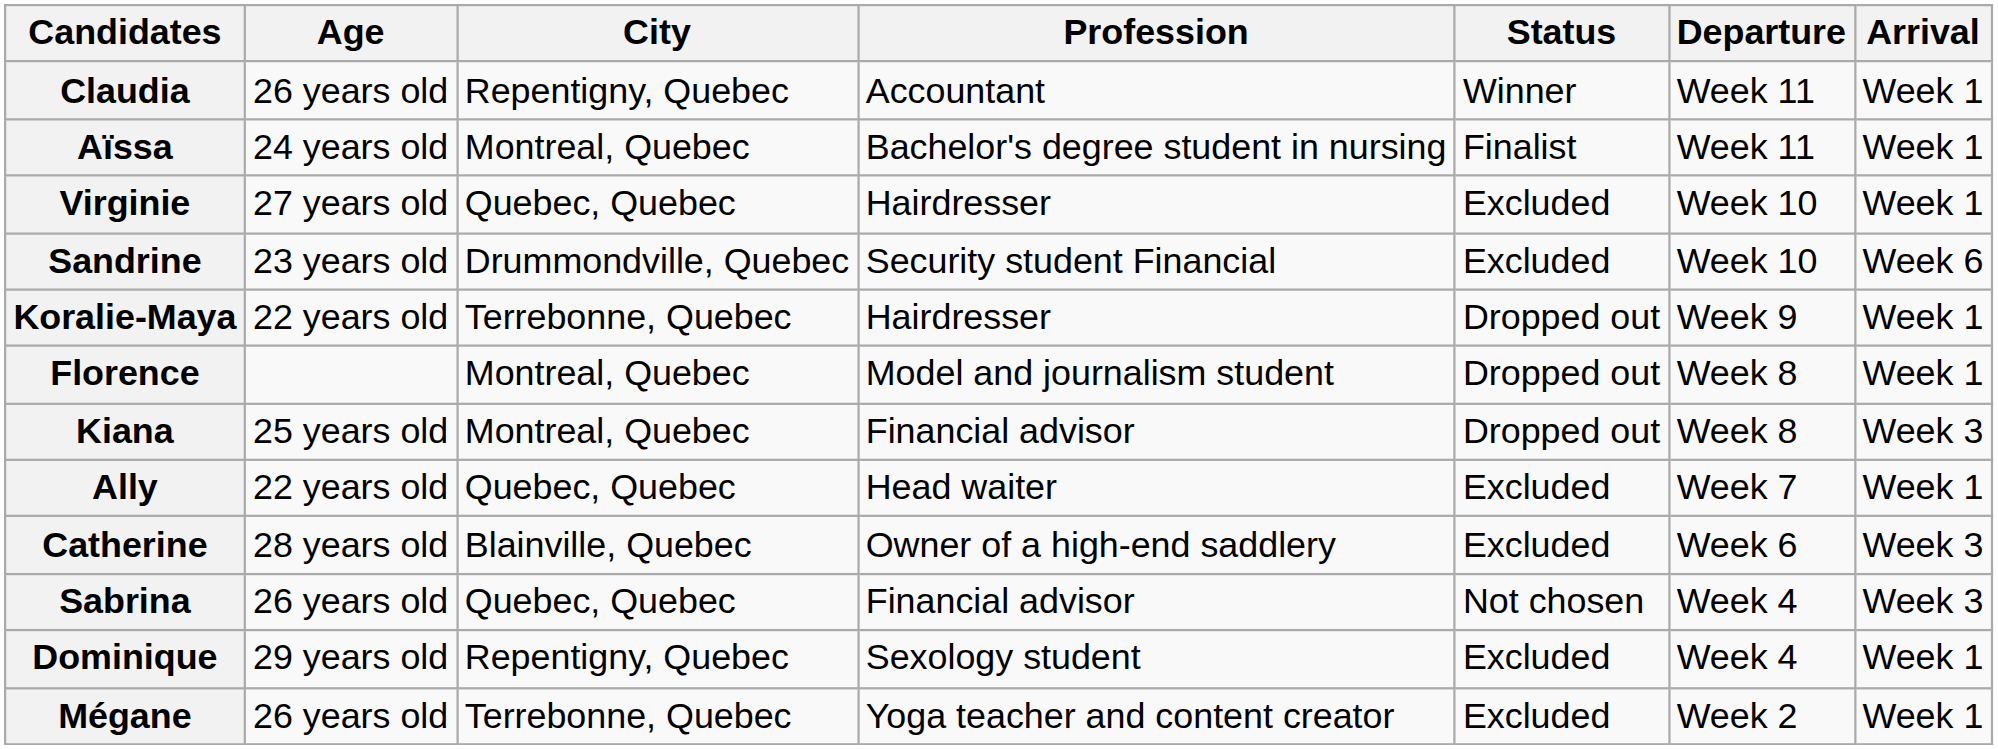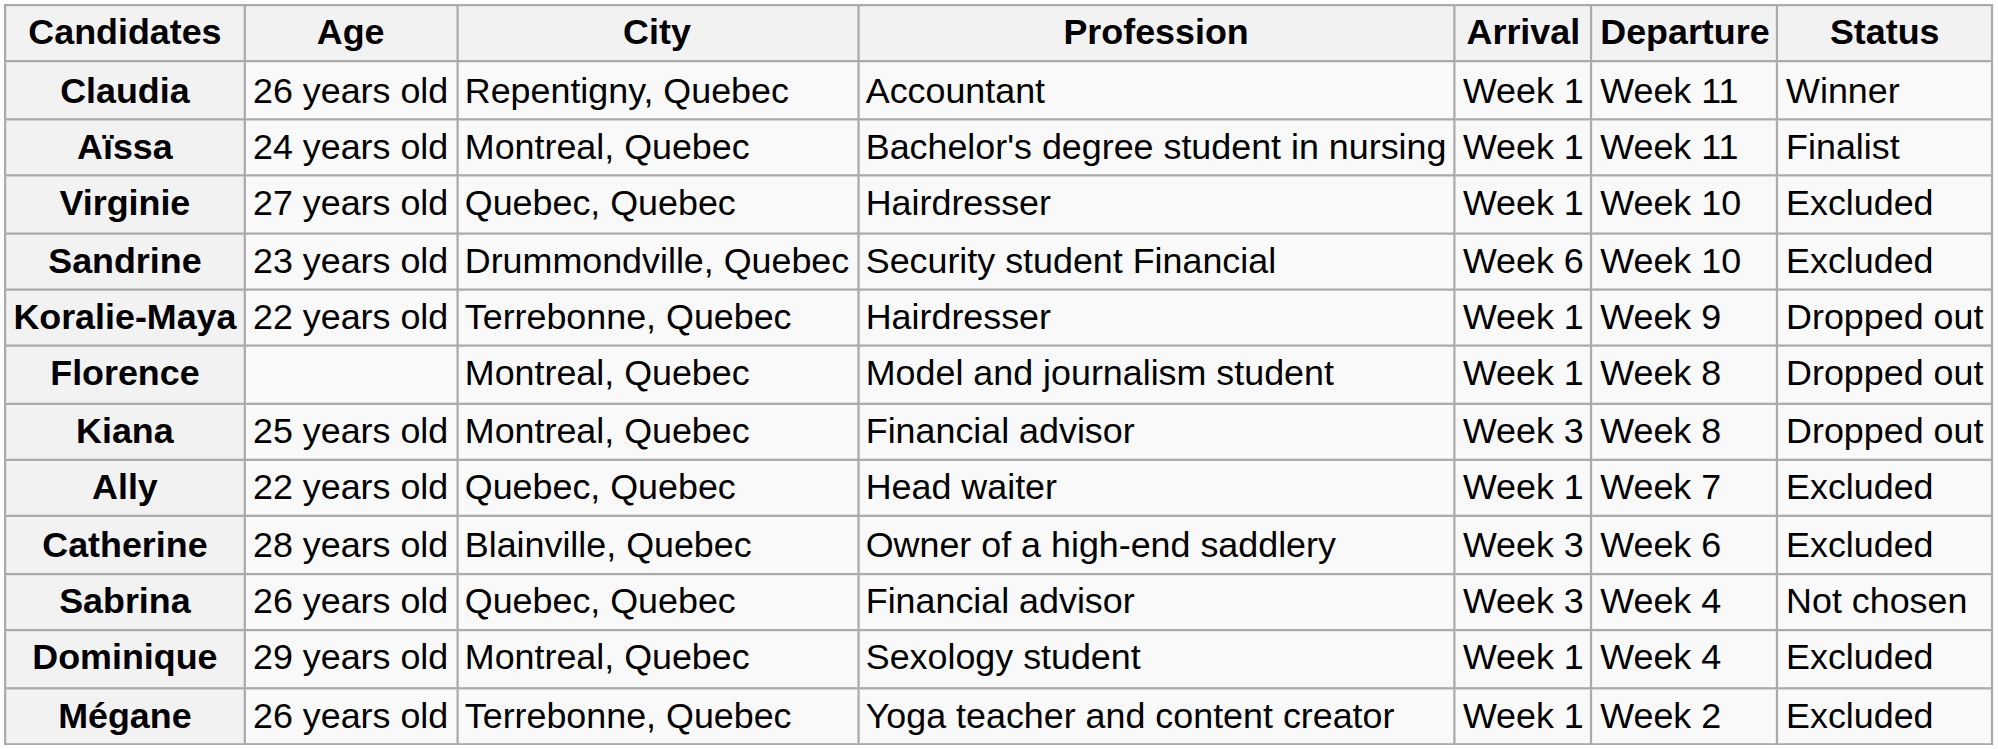columns swapped: (1923, 32) <-> (1562, 32)
(627, 658) Repentigny, Quebec -> (607, 658) Montreal, Quebec
